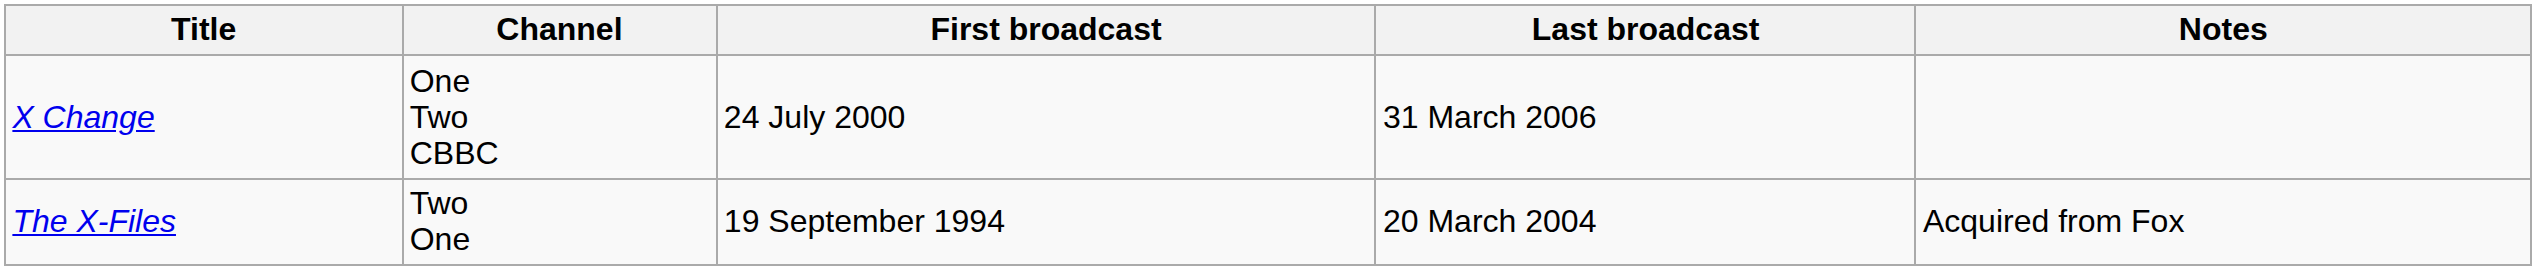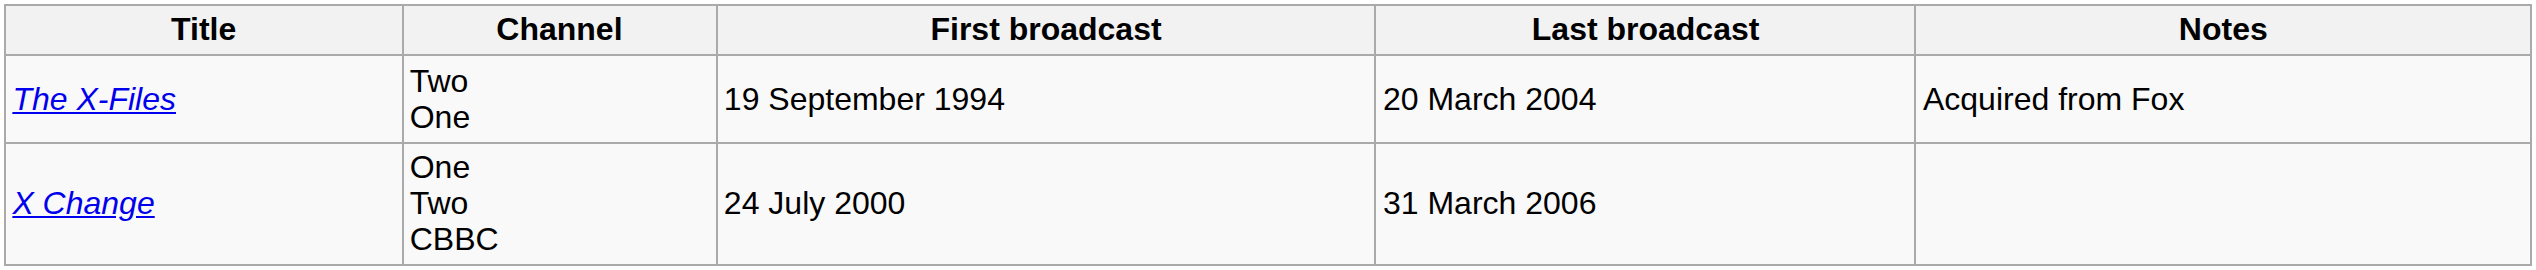rows swapped: (84, 116) <-> (94, 221)
